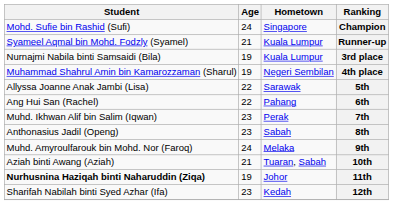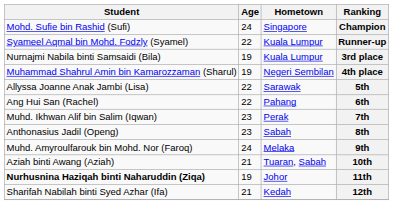(246, 42) 21 -> (246, 42) 22
(246, 192) 23 -> (246, 192) 21
